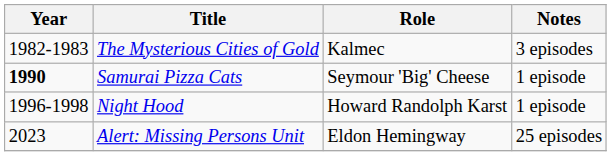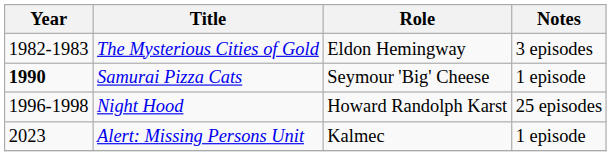(356, 48) Kalmec -> (397, 48) Eldon Hemingway
(551, 106) 1 episode -> (559, 106) 25 episodes
(397, 135) Eldon Hemingway -> (356, 135) Kalmec
(559, 135) 25 episodes -> (551, 135) 1 episode
